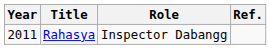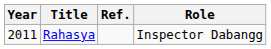columns swapped: (164, 15) <-> (248, 15)
